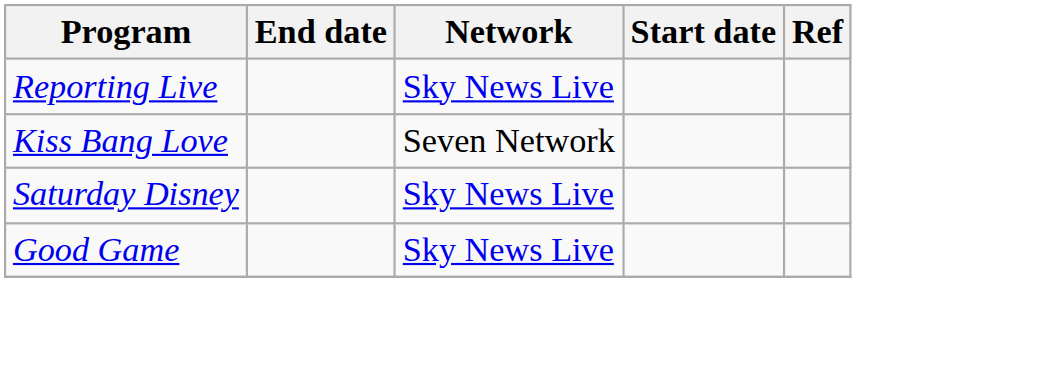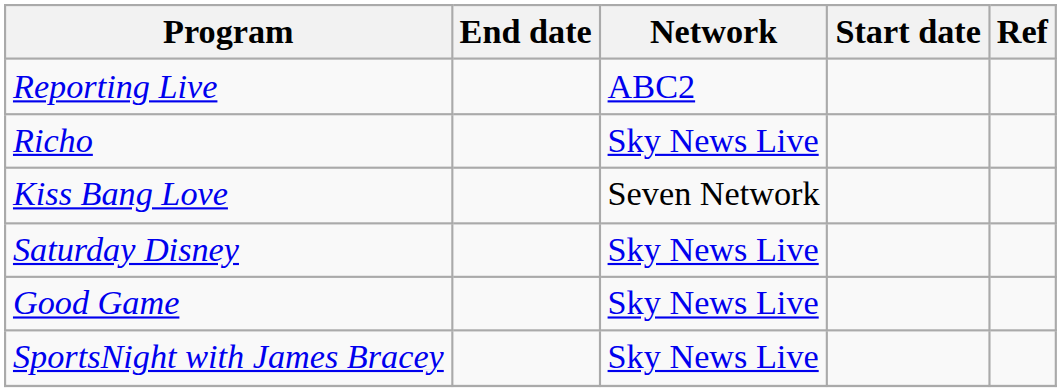(508, 85) Sky News Live -> (651, 85) ABC2
+ row: (53, 140)
+ row: (228, 357)
